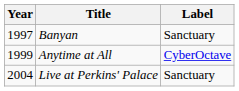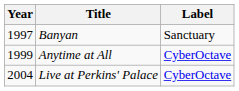(189, 75) Sanctuary -> (197, 75) CyberOctave
